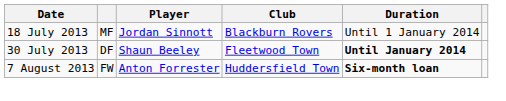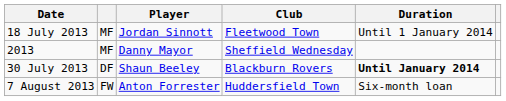(279, 32) Blackburn Rovers -> (272, 32) Fleetwood Town
+ row: (21, 50)
(272, 50) Fleetwood Town -> (279, 68) Blackburn Rovers
(392, 68) bold -> (405, 86) normal
